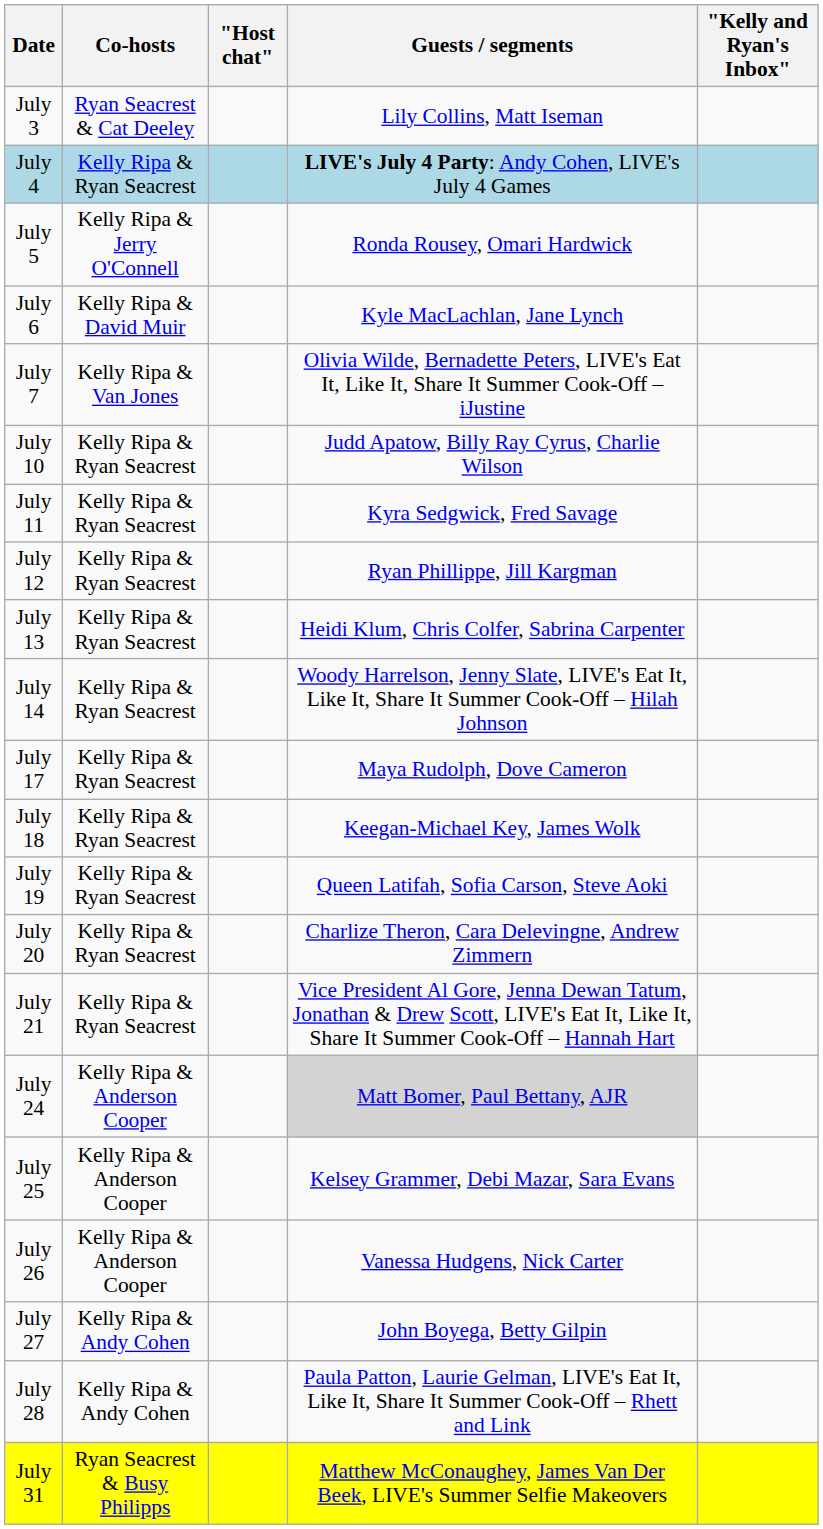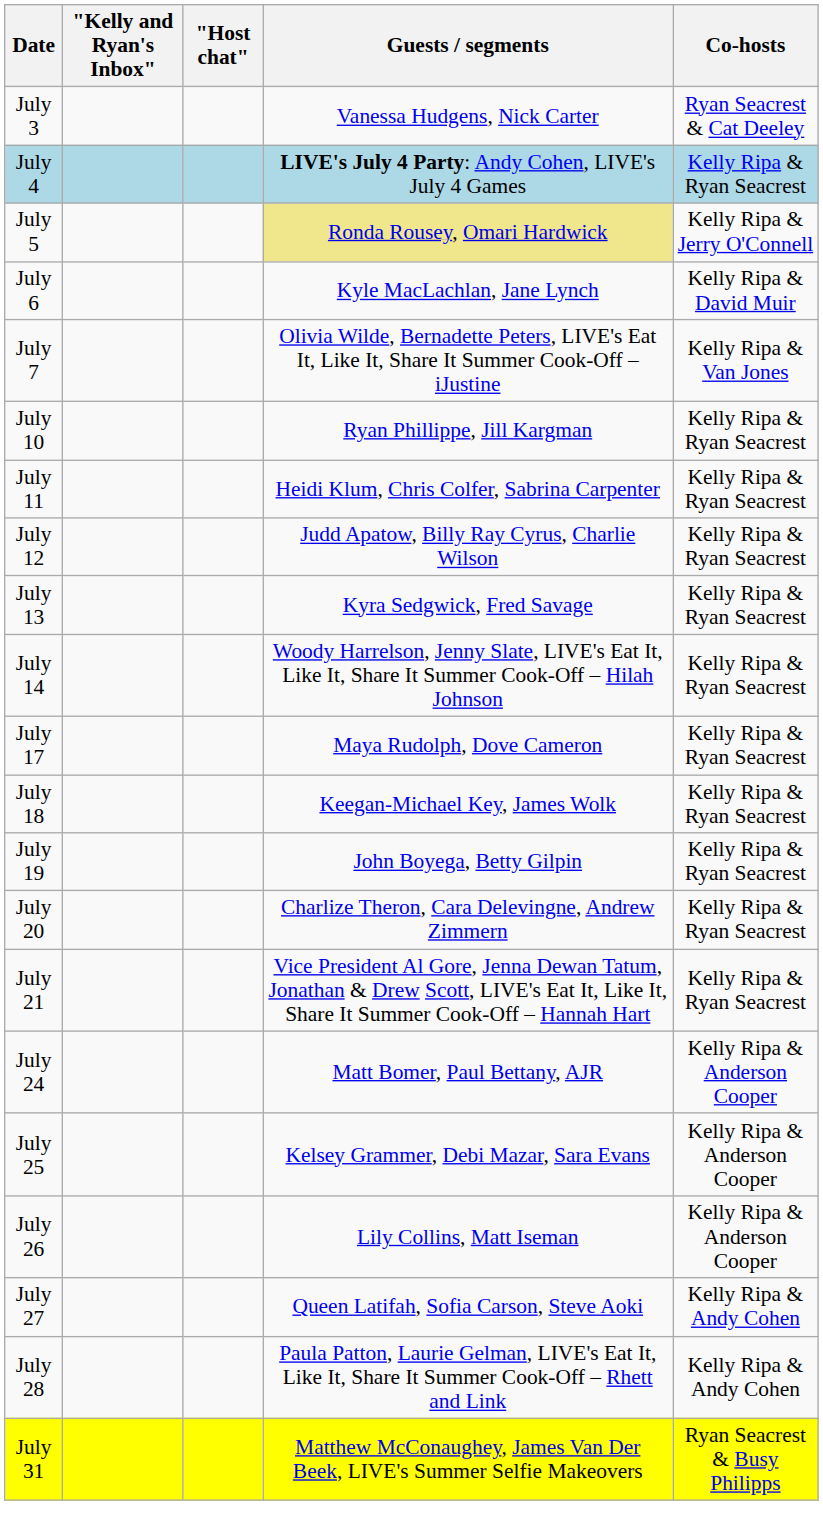columns swapped: (135, 45) <-> (758, 45)
(492, 115) Lily Collins, Matt Iseman -> (468, 115) Vanessa Hudgens, Nick Carter
(492, 244) no background -> (468, 232) khaki background
(492, 454) Judd Apatow, Billy Ray Cyrus, Charlie Wilson -> (468, 430) Ryan Phillippe, Jill Kargman
(492, 512) Kyra Sedgwick, Fred Savage -> (468, 488) Heidi Klum, Chris Colfer, Sabrina Carpenter
(492, 570) Ryan Phillippe, Jill Kargman -> (468, 546) Judd Apatow, Billy Ray Cyrus, Charlie Wilson
(492, 629) Heidi Klum, Chris Colfer, Sabrina Carpenter -> (468, 604) Kyra Sedgwick, Fred Savage
(492, 885) Queen Latifah, Sofia Carson, Steve Aoki -> (468, 861) John Boyega, Betty Gilpin
(492, 1096) lightgrey background -> (468, 1072) no background
(492, 1260) Vanessa Hudgens, Nick Carter -> (468, 1236) Lily Collins, Matt Iseman
(492, 1330) John Boyega, Betty Gilpin -> (468, 1306) Queen Latifah, Sofia Carson, Steve Aoki
